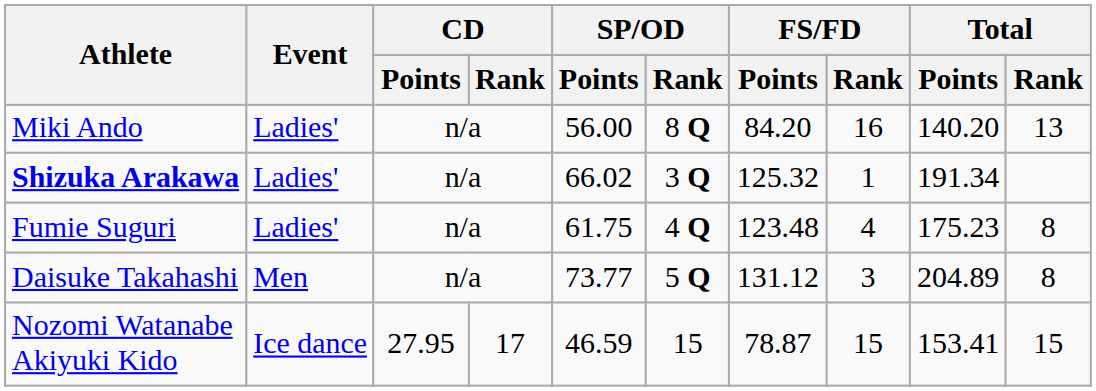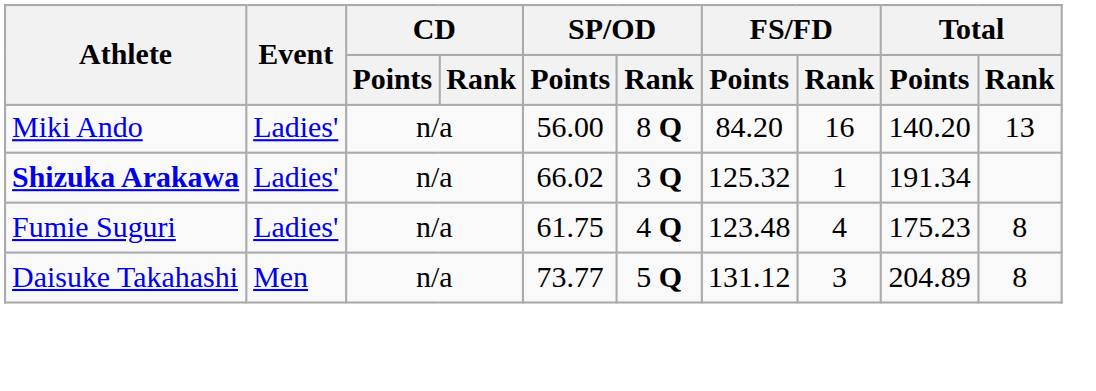- row: (122, 343)
